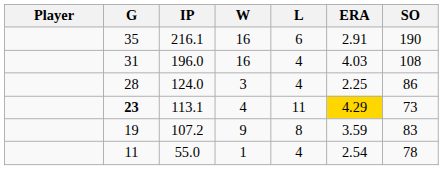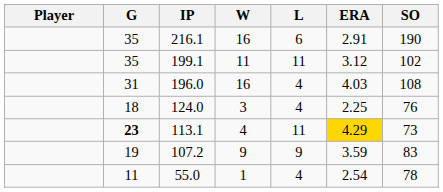+ row: (187, 61)
(131, 84) 28 -> (131, 107) 18
(410, 84) 86 -> (410, 107) 76
(299, 130) 8 -> (299, 152) 9
